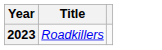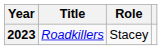+ column: (129, 14)
